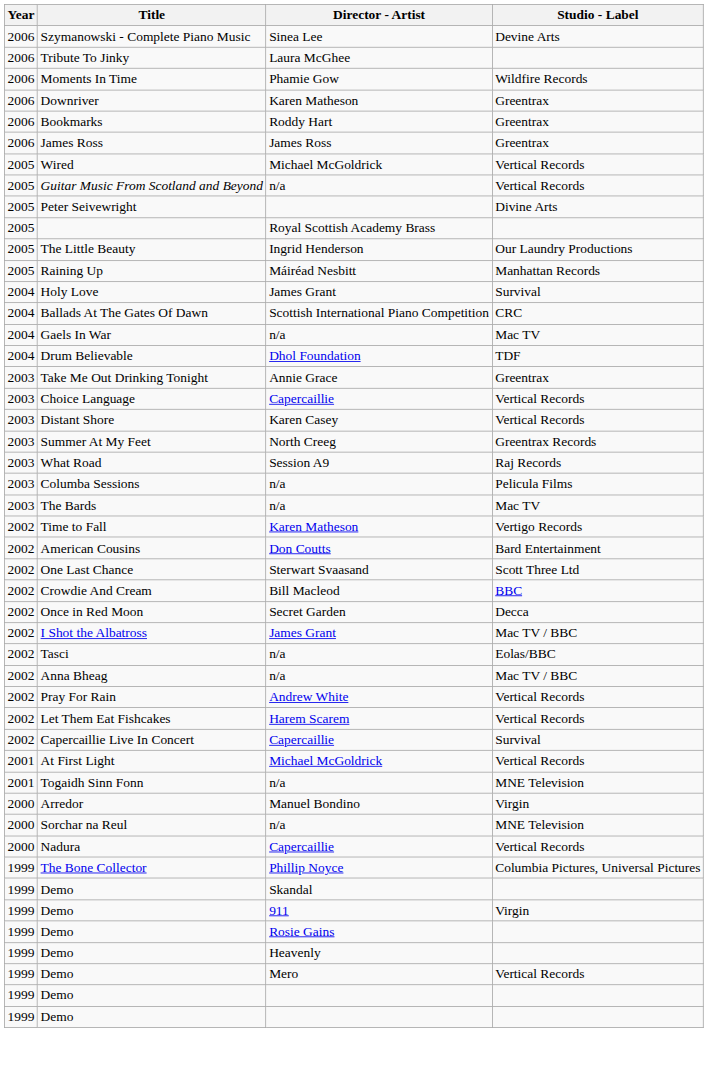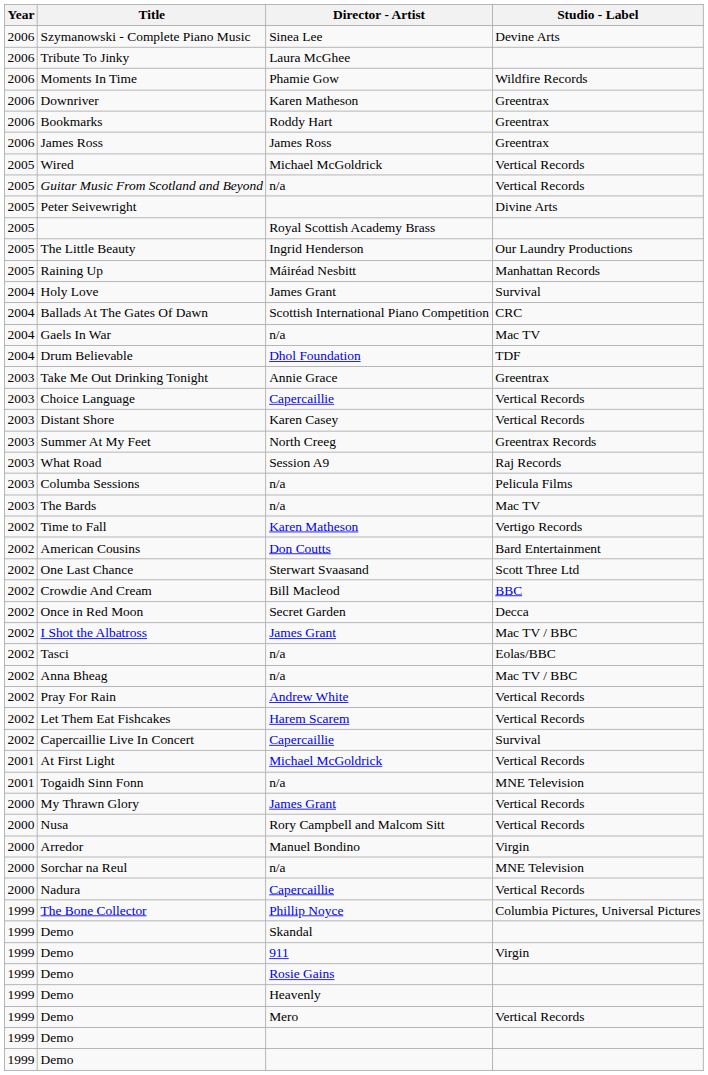+ row: (90, 803)
+ row: (54, 825)
